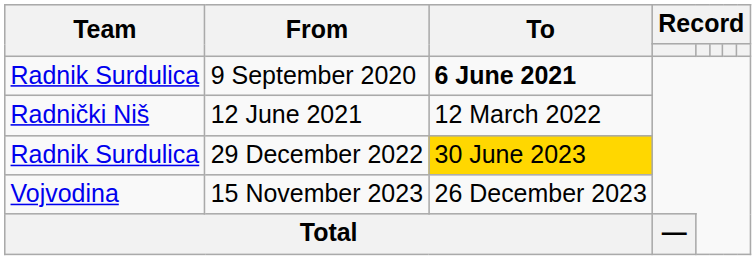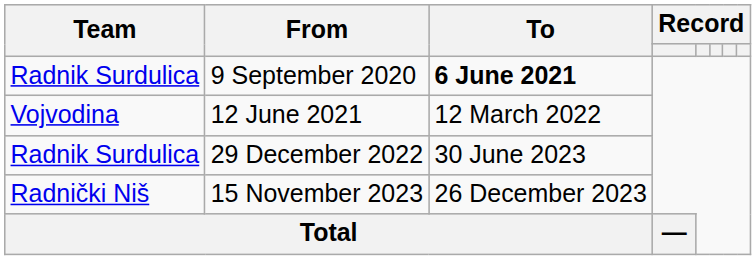(80, 114) Radnički Niš -> (65, 114) Vojvodina
(510, 154) gold background -> (510, 154) no background
(65, 194) Vojvodina -> (80, 194) Radnički Niš
